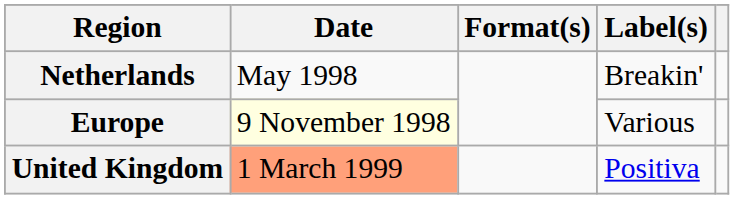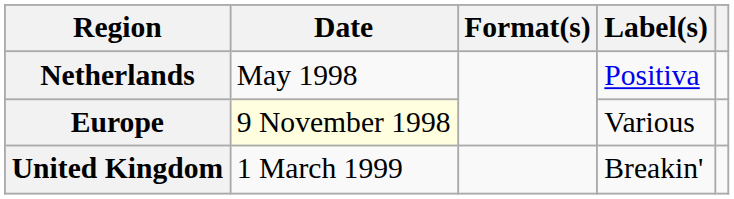(654, 74) Breakin' -> (652, 74) Positiva
(320, 168) lightsalmon background -> (320, 168) no background
(652, 168) Positiva -> (654, 168) Breakin'
